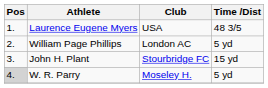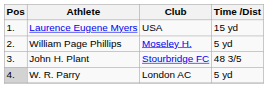(228, 28) 48 3/5 -> (226, 28) 15 yd
(167, 43) London AC -> (167, 43) Moseley H.
(226, 59) 15 yd -> (228, 59) 48 3/5
(167, 75) Moseley H. -> (167, 75) London AC
